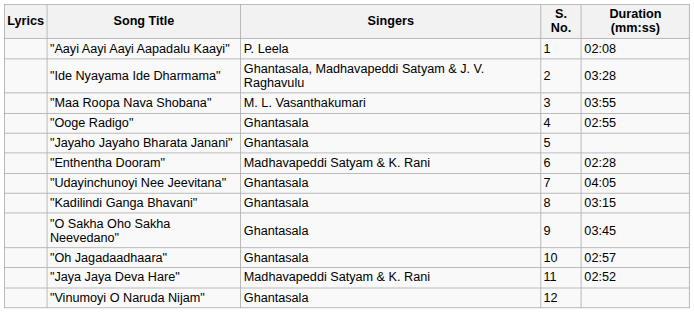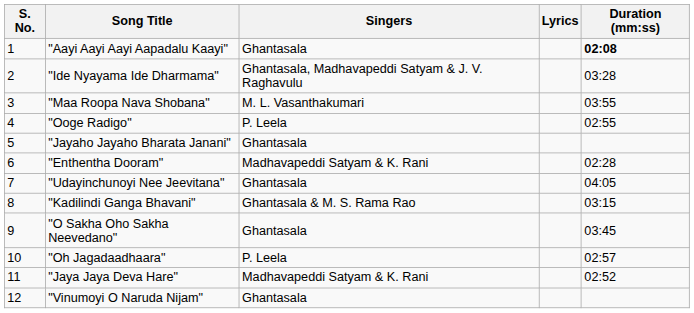columns swapped: (561, 21) <-> (26, 21)
(266, 48) P. Leela -> (274, 48) Ghantasala
(600, 48) normal -> (601, 48) bold
(276, 123) Ghantasala -> (264, 123) P. Leela
(276, 203) Ghantasala -> (329, 203) Ghantasala & M. S. Rama Rao
(276, 257) Ghantasala -> (264, 257) P. Leela
